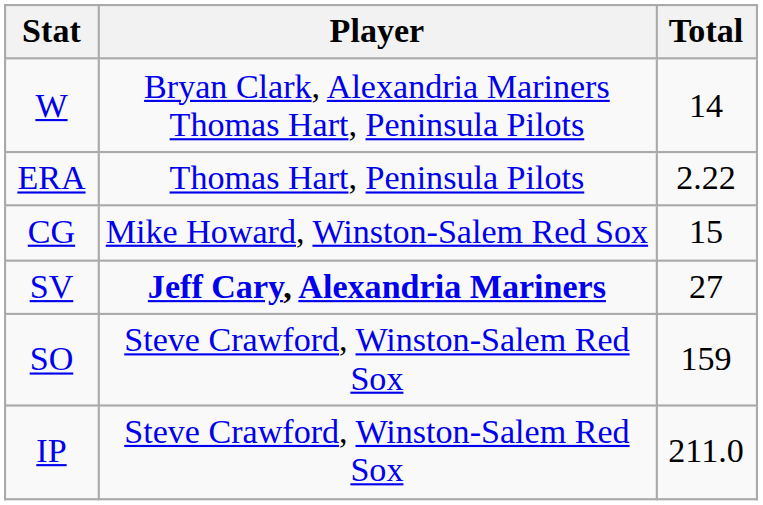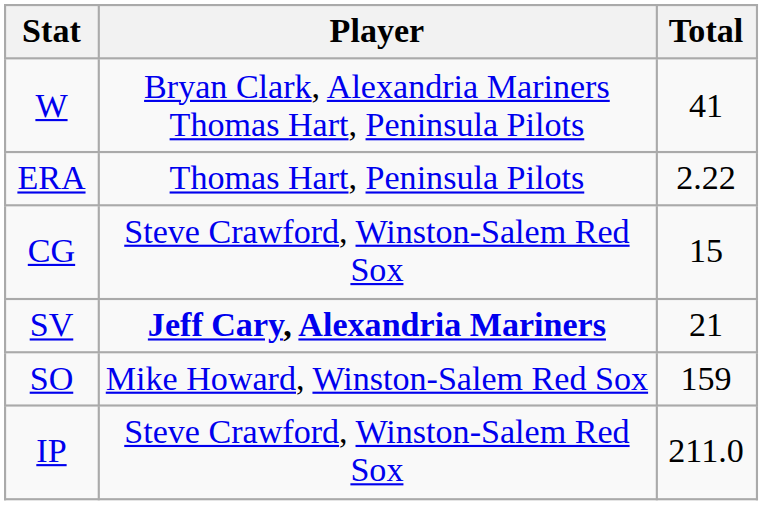(706, 104) 14 -> (706, 104) 41
(377, 232) Mike Howard, Winston-Salem Red Sox -> (377, 251) Steve Crawford, Winston-Salem Red Sox
(706, 286) 27 -> (706, 324) 21
(377, 359) Steve Crawford, Winston-Salem Red Sox -> (377, 378) Mike Howard, Winston-Salem Red Sox
